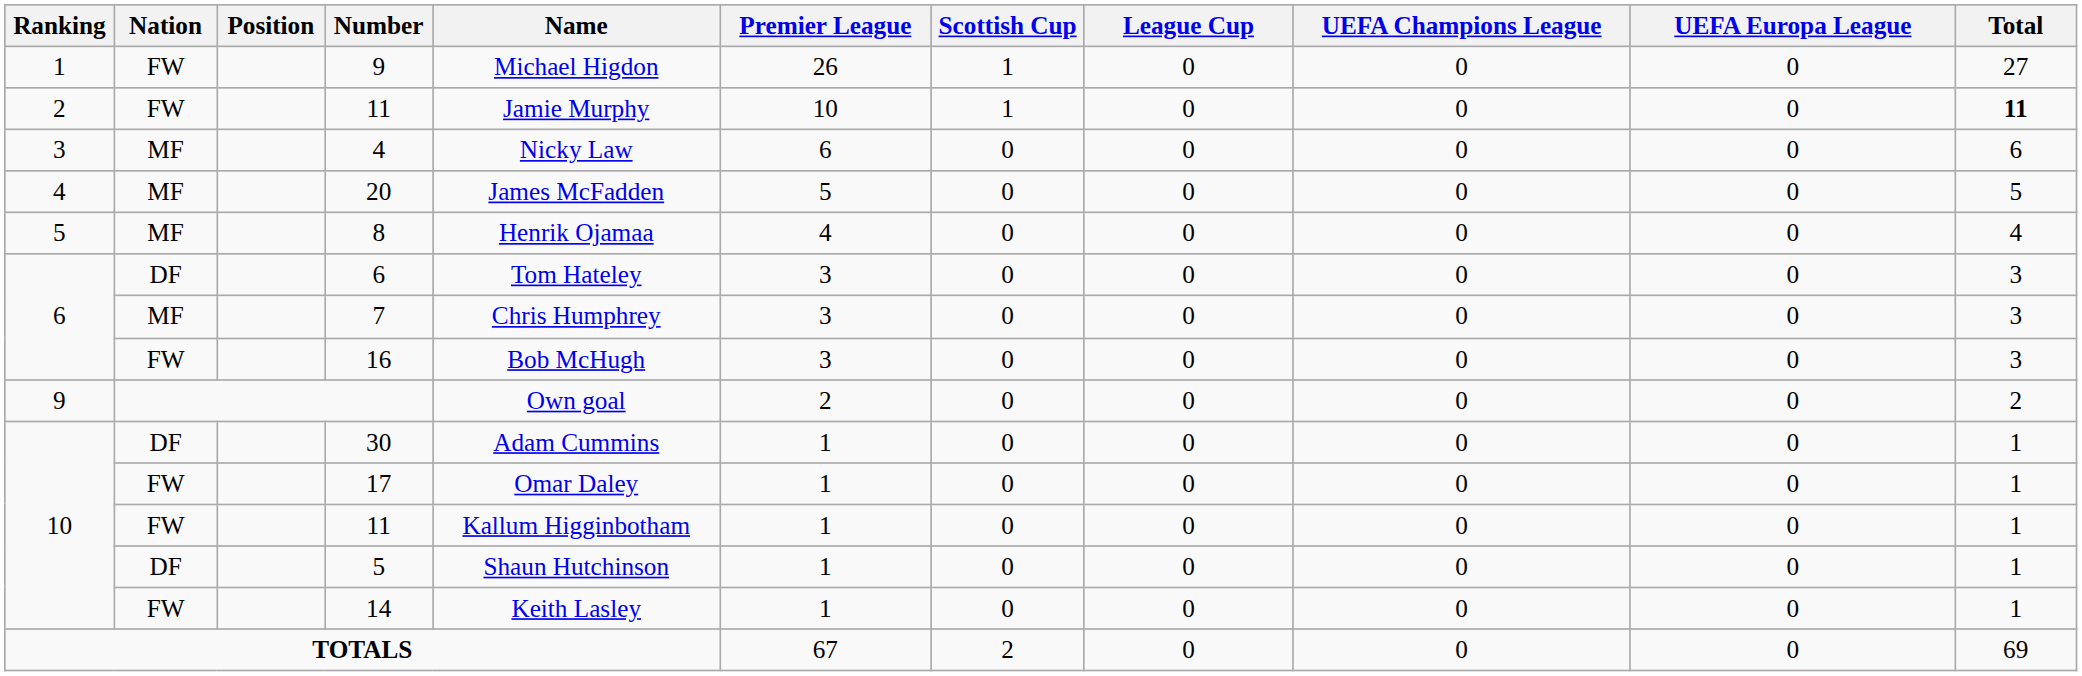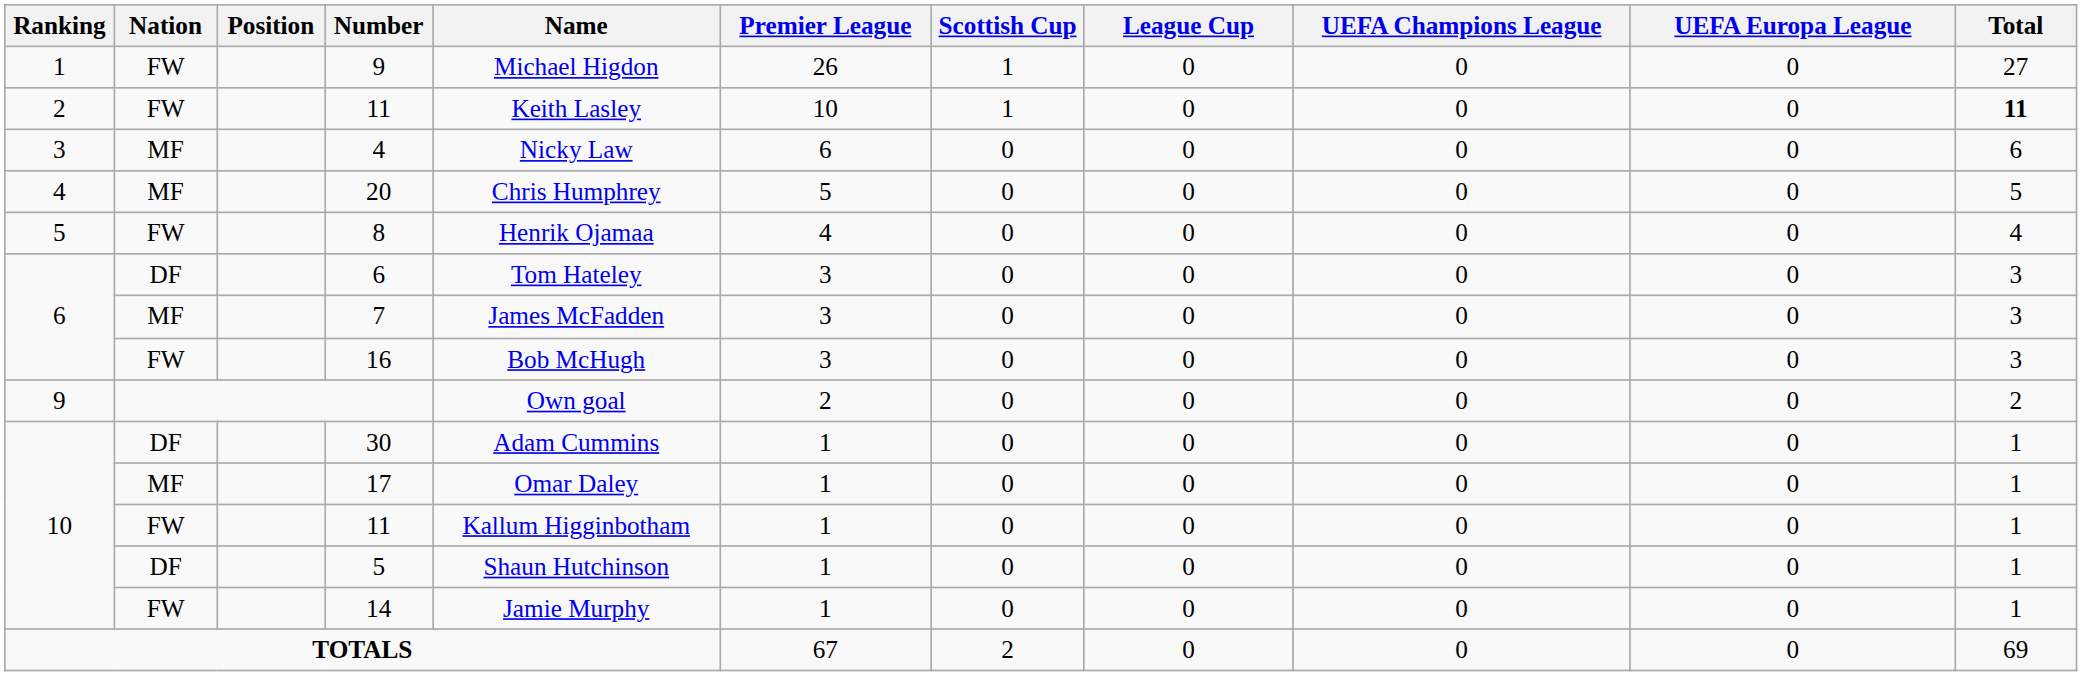(576, 108) Jamie Murphy -> (576, 108) Keith Lasley
(576, 191) James McFadden -> (576, 191) Chris Humphrey
(166, 233) MF -> (166, 233) FW
(576, 316) Chris Humphrey -> (576, 316) James McFadden
(166, 483) FW -> (166, 483) MF
(576, 607) Keith Lasley -> (576, 607) Jamie Murphy
